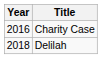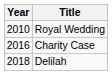+ row: (70, 29)
